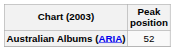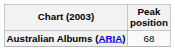(149, 38) 52 -> (149, 38) 68
